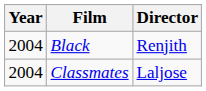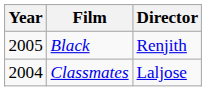(26, 45) 2004 -> (26, 45) 2005
